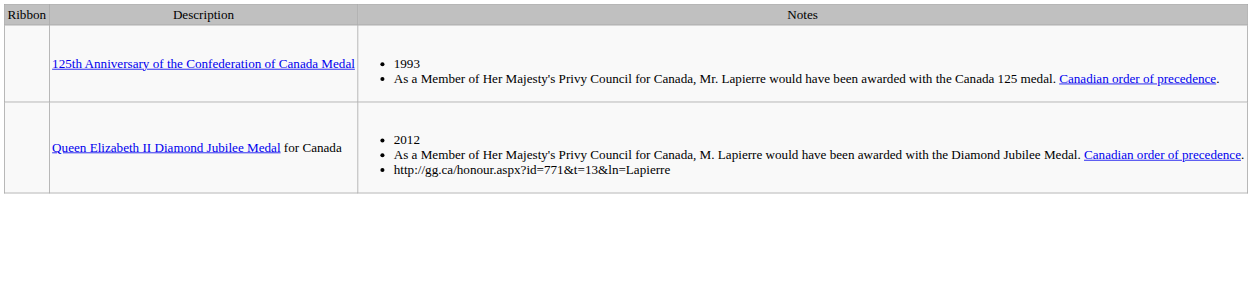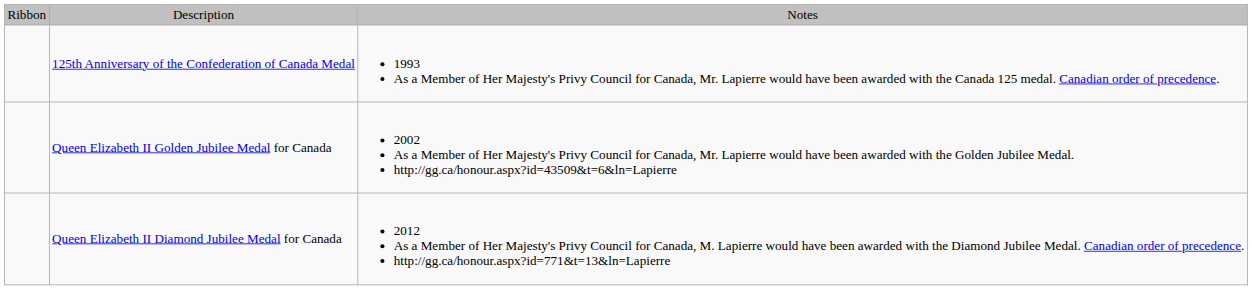+ row: (192, 147)
